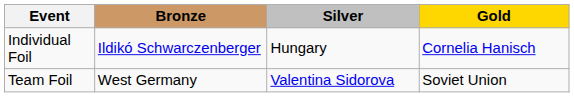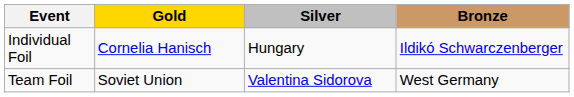columns swapped: (494, 16) <-> (181, 16)
